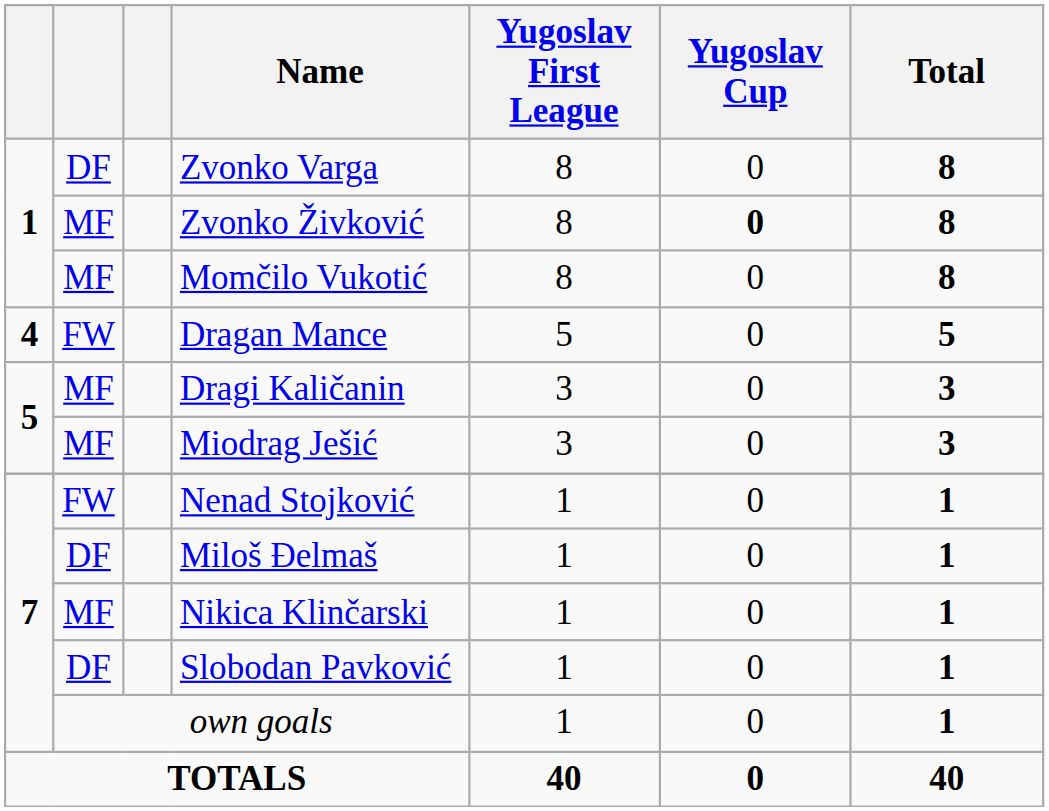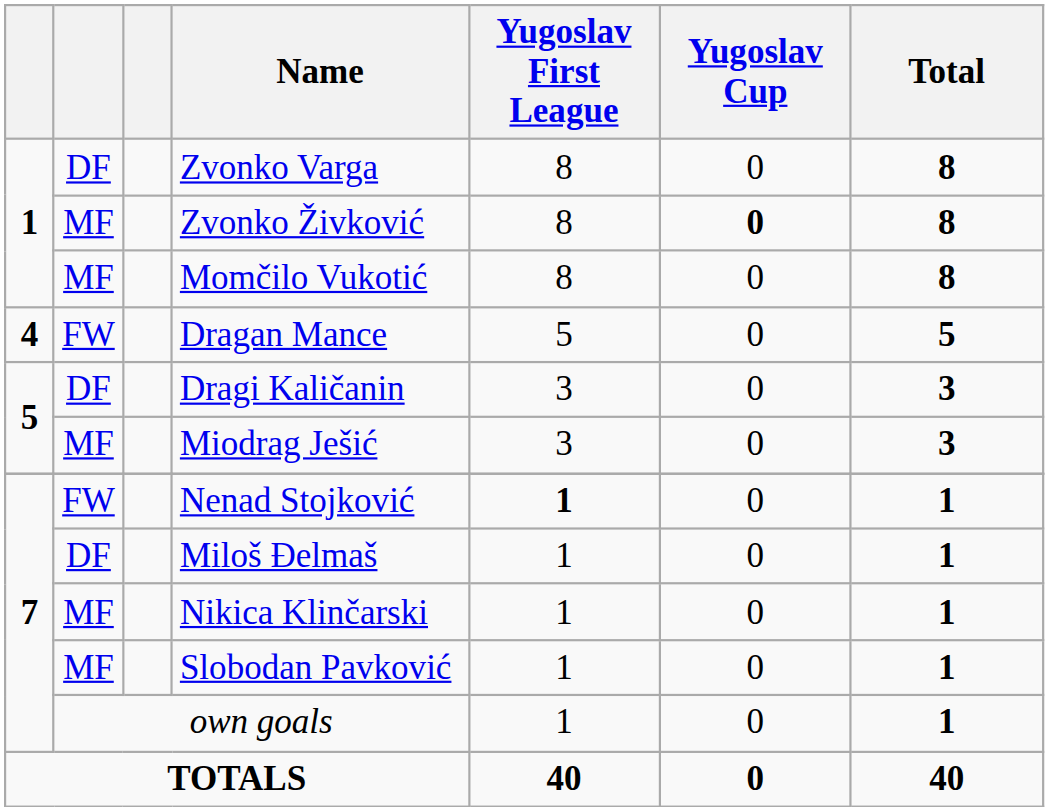(88, 388) MF -> (88, 388) DF
(564, 500) normal -> (564, 500) bold
(88, 666) DF -> (88, 666) MF
